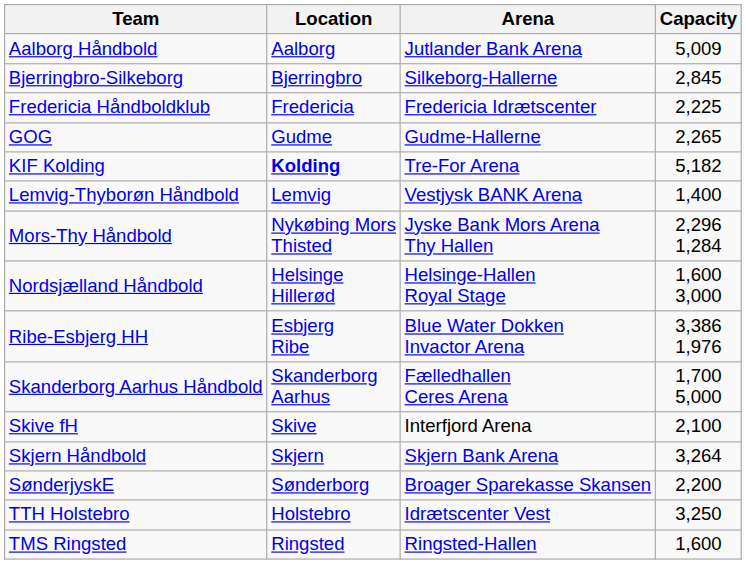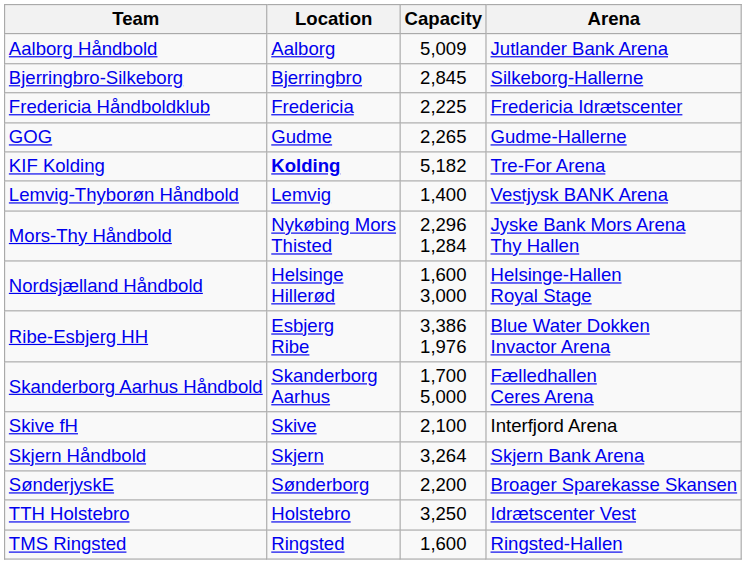columns swapped: (528, 19) <-> (698, 19)
